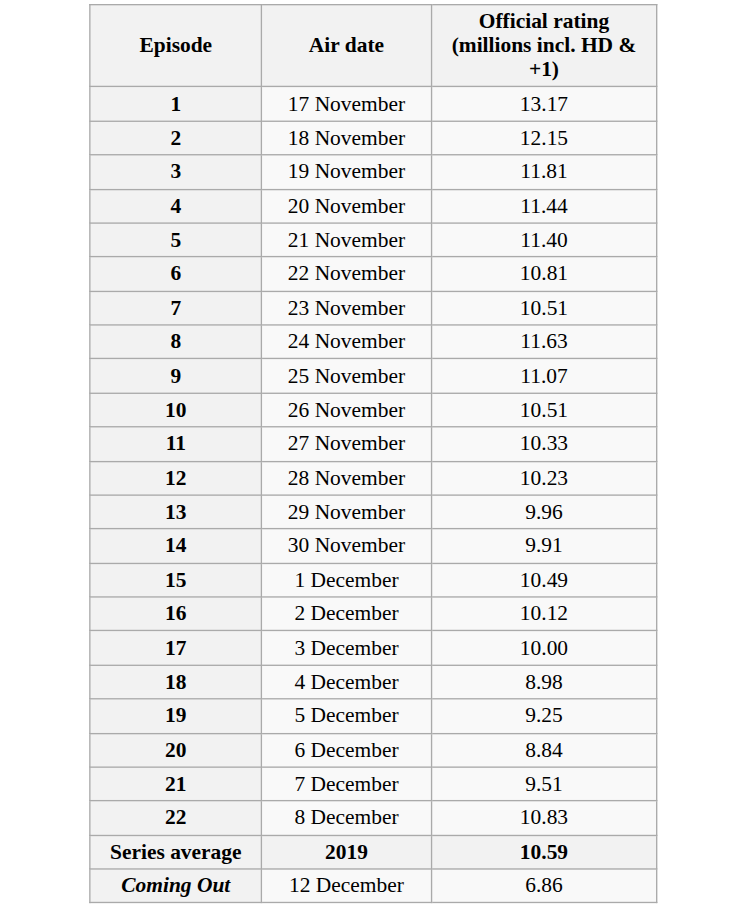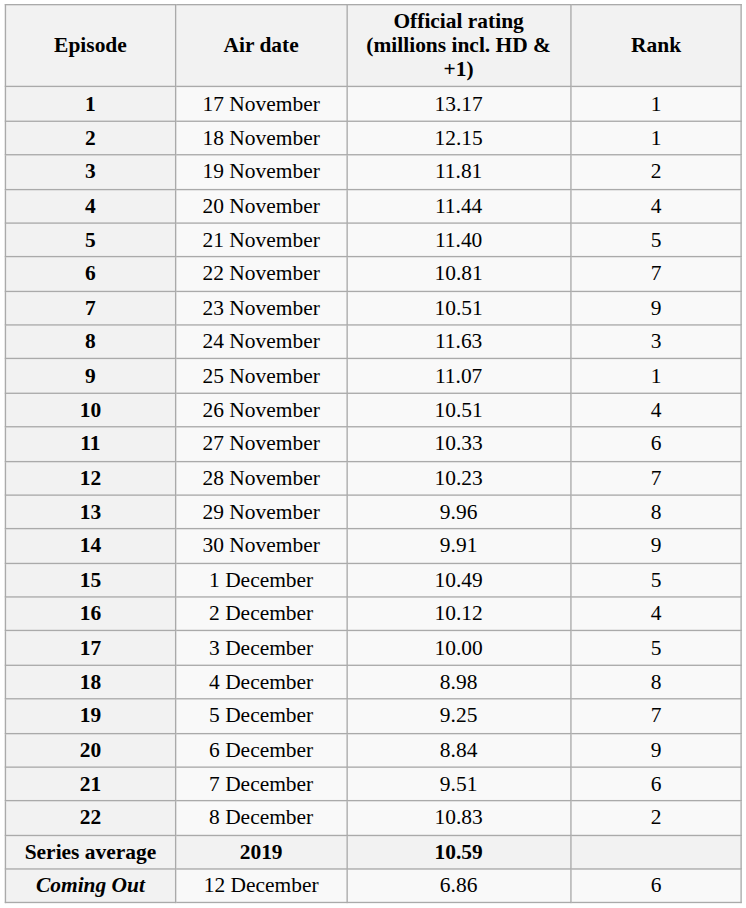+ column: (656, 45)
